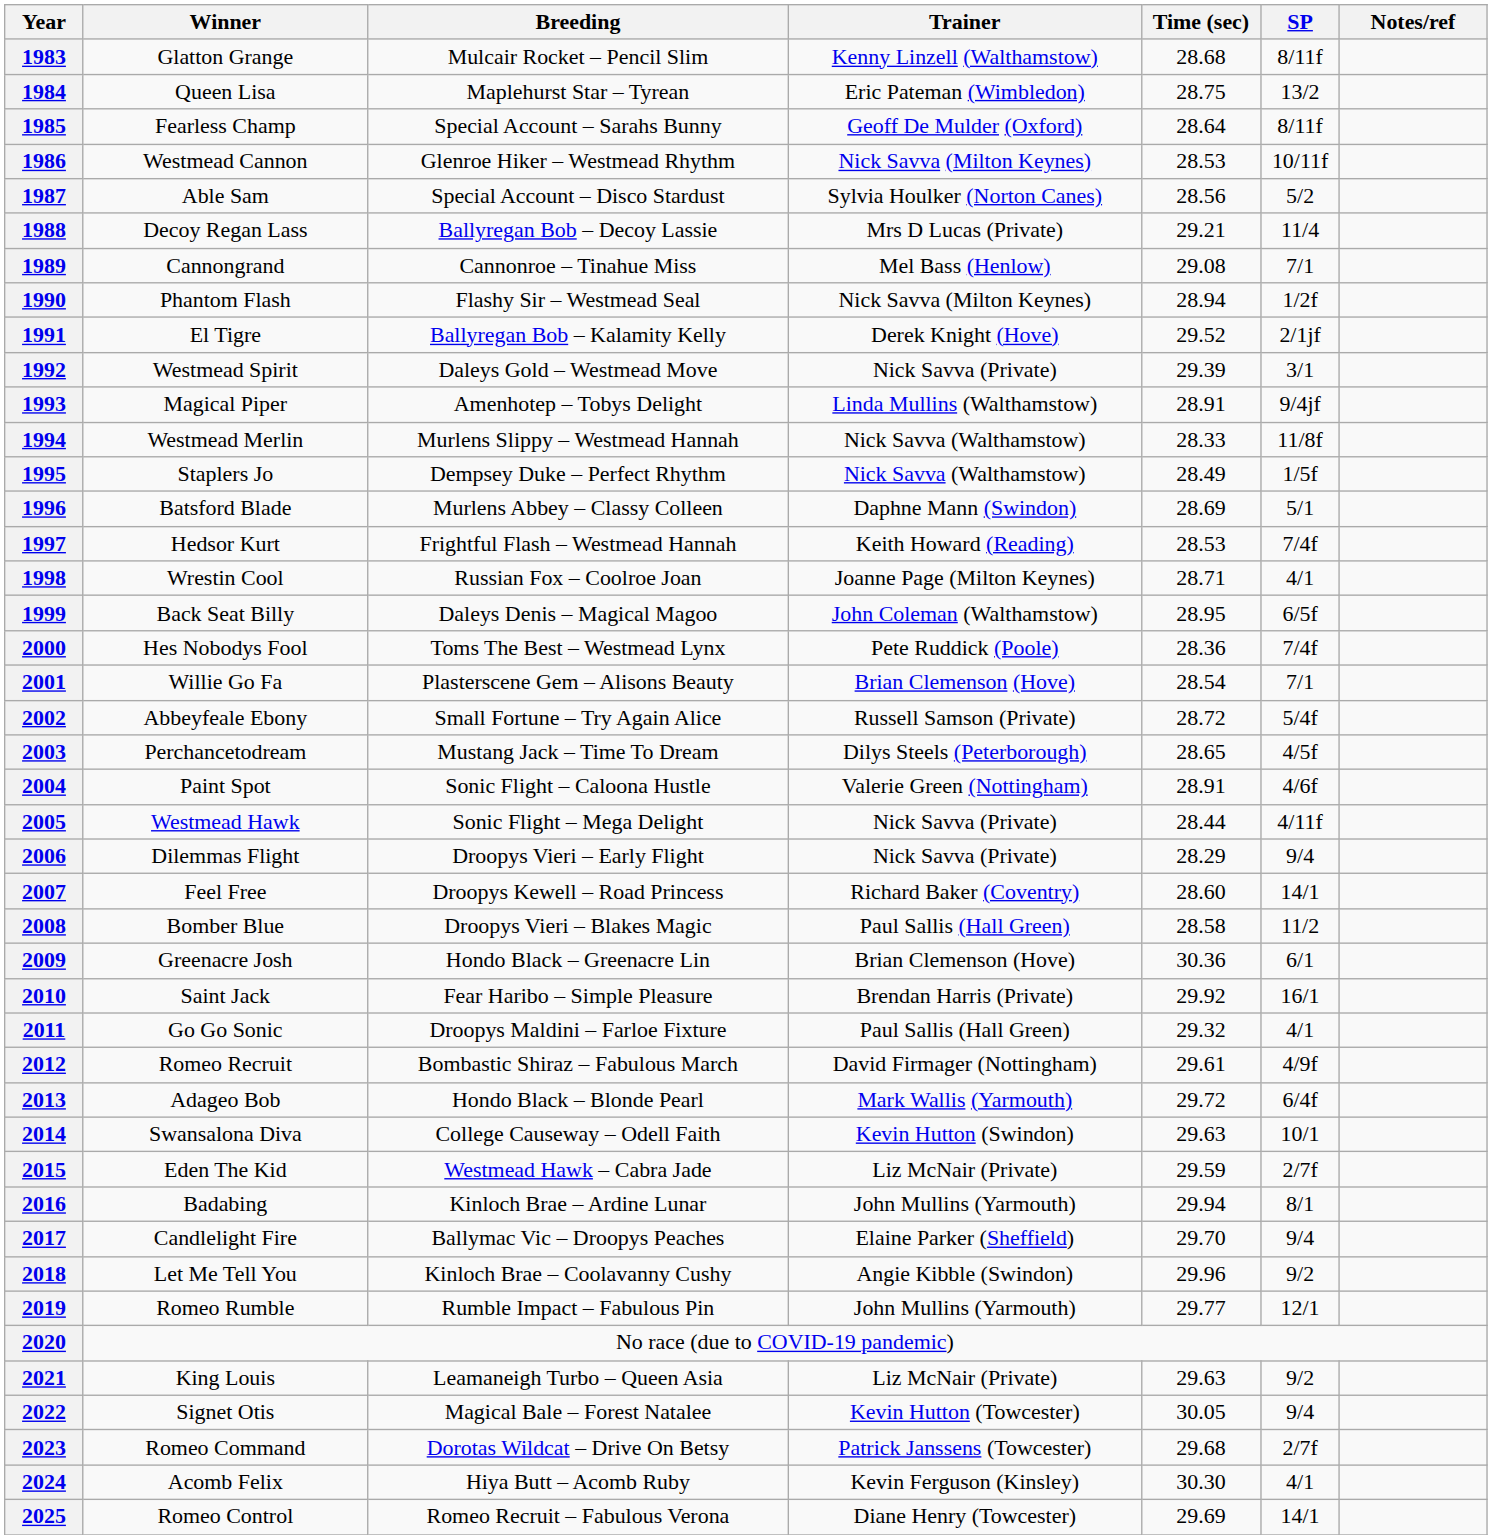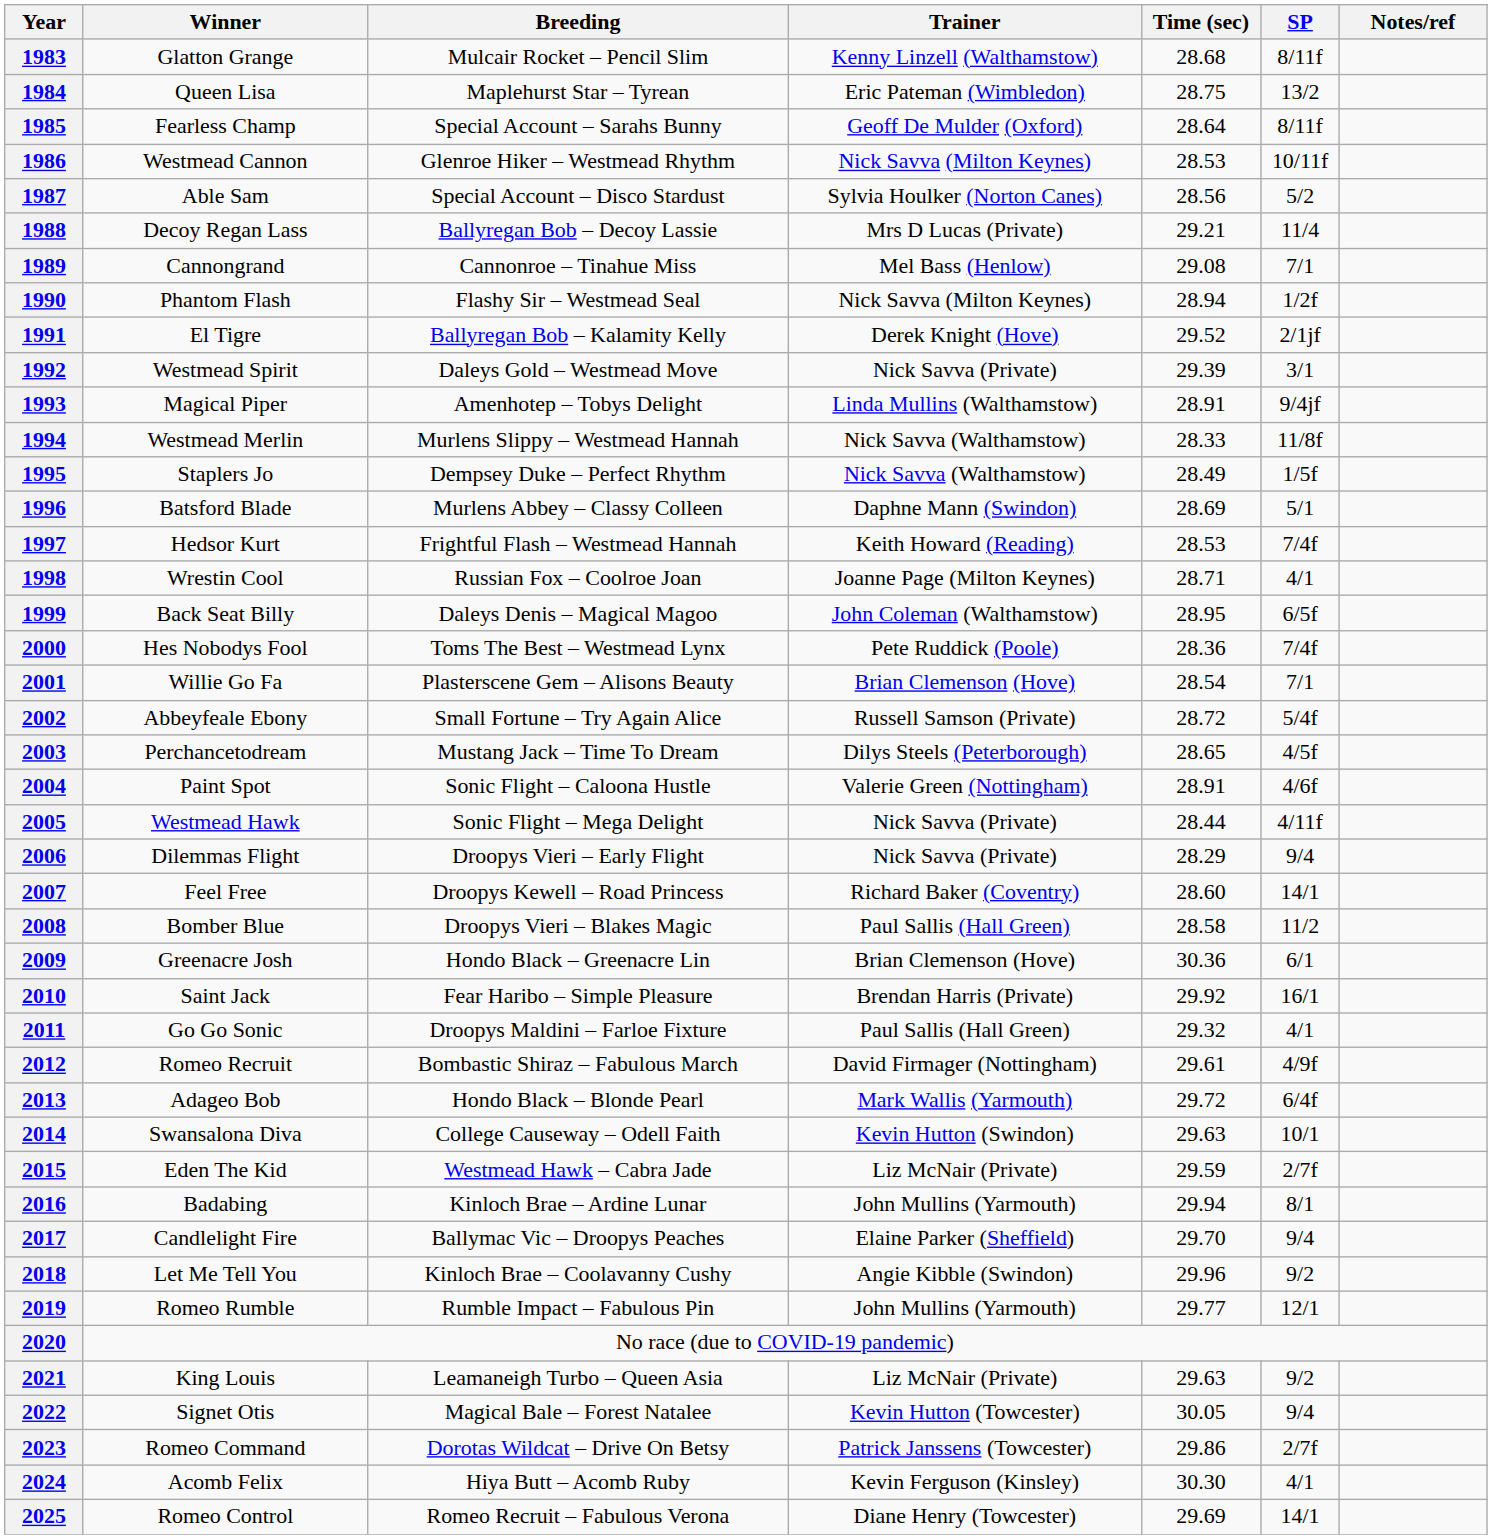(1201, 1447) 29.68 -> (1201, 1447) 29.86
